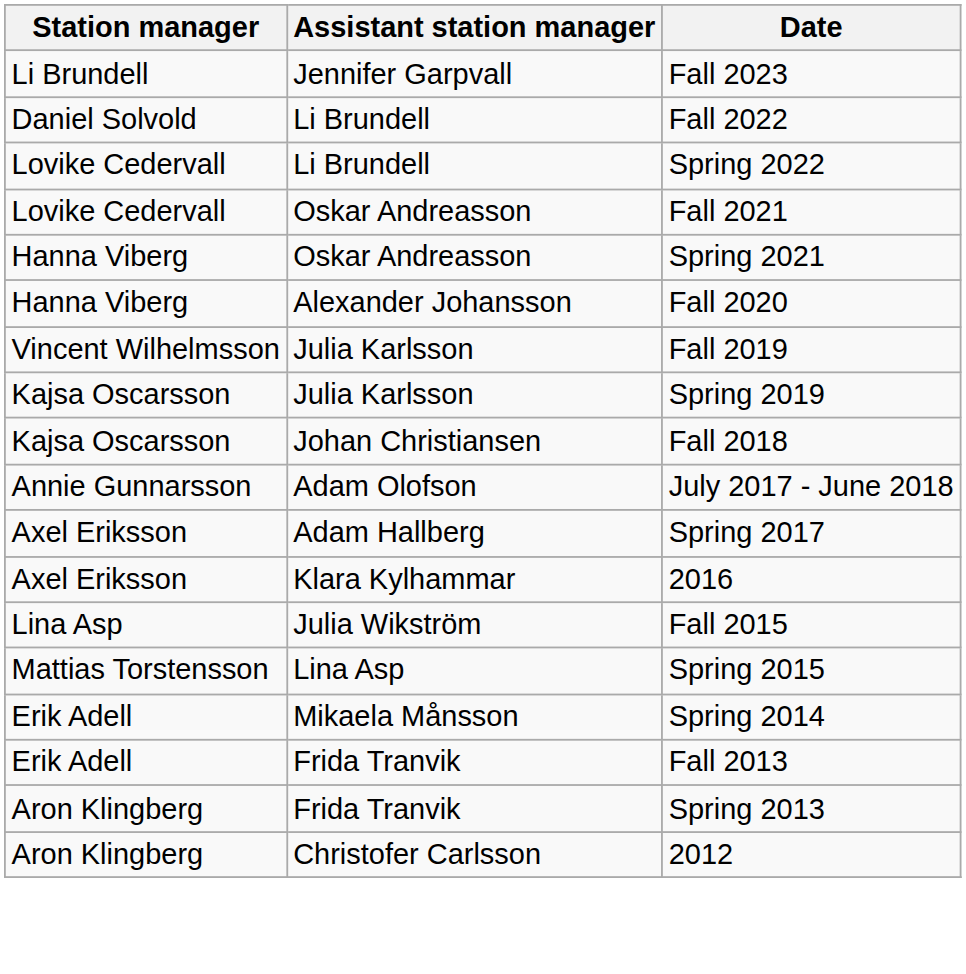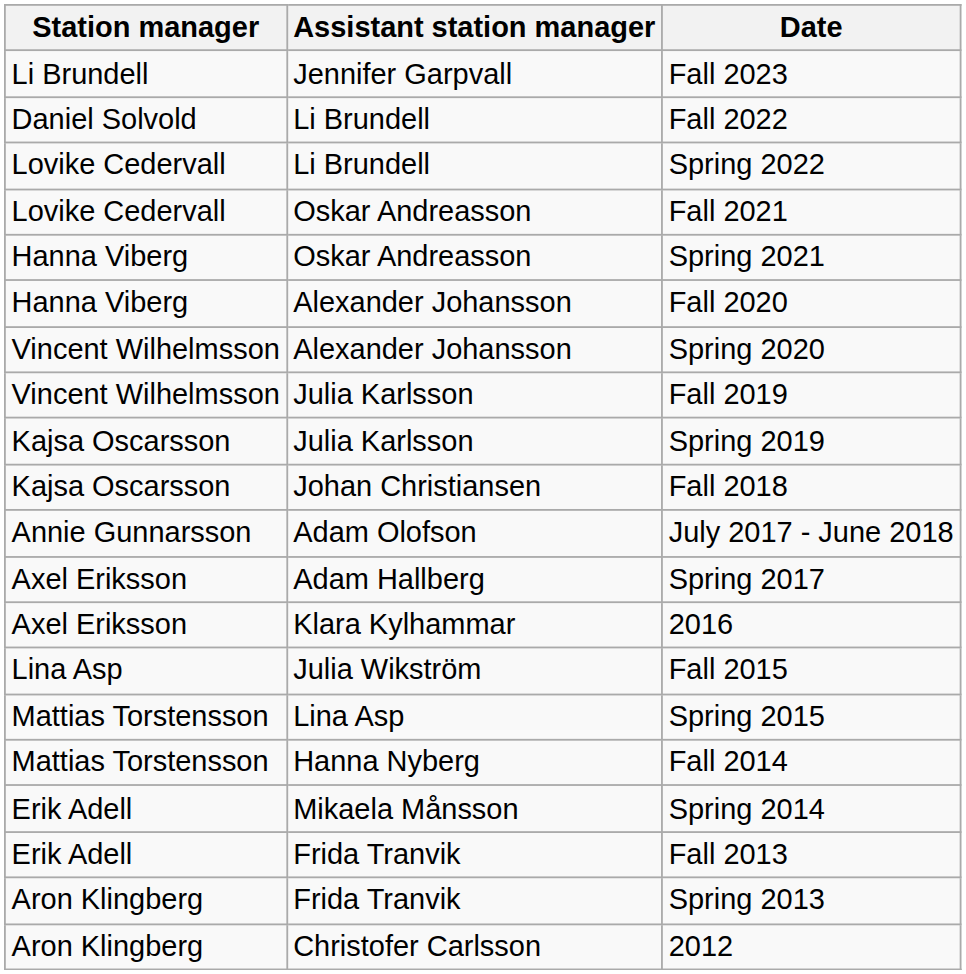+ row: (747, 348)
+ row: (728, 762)
